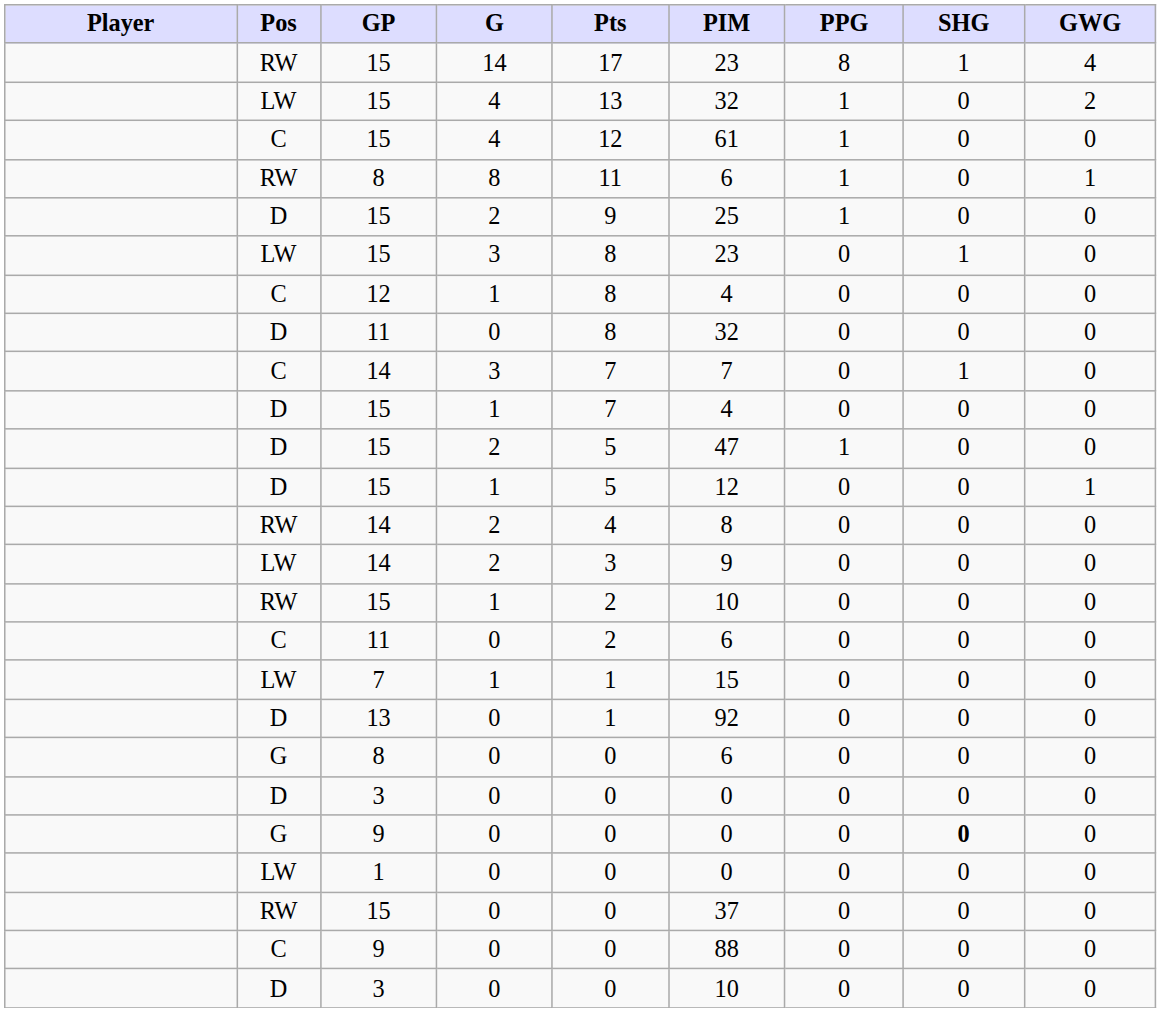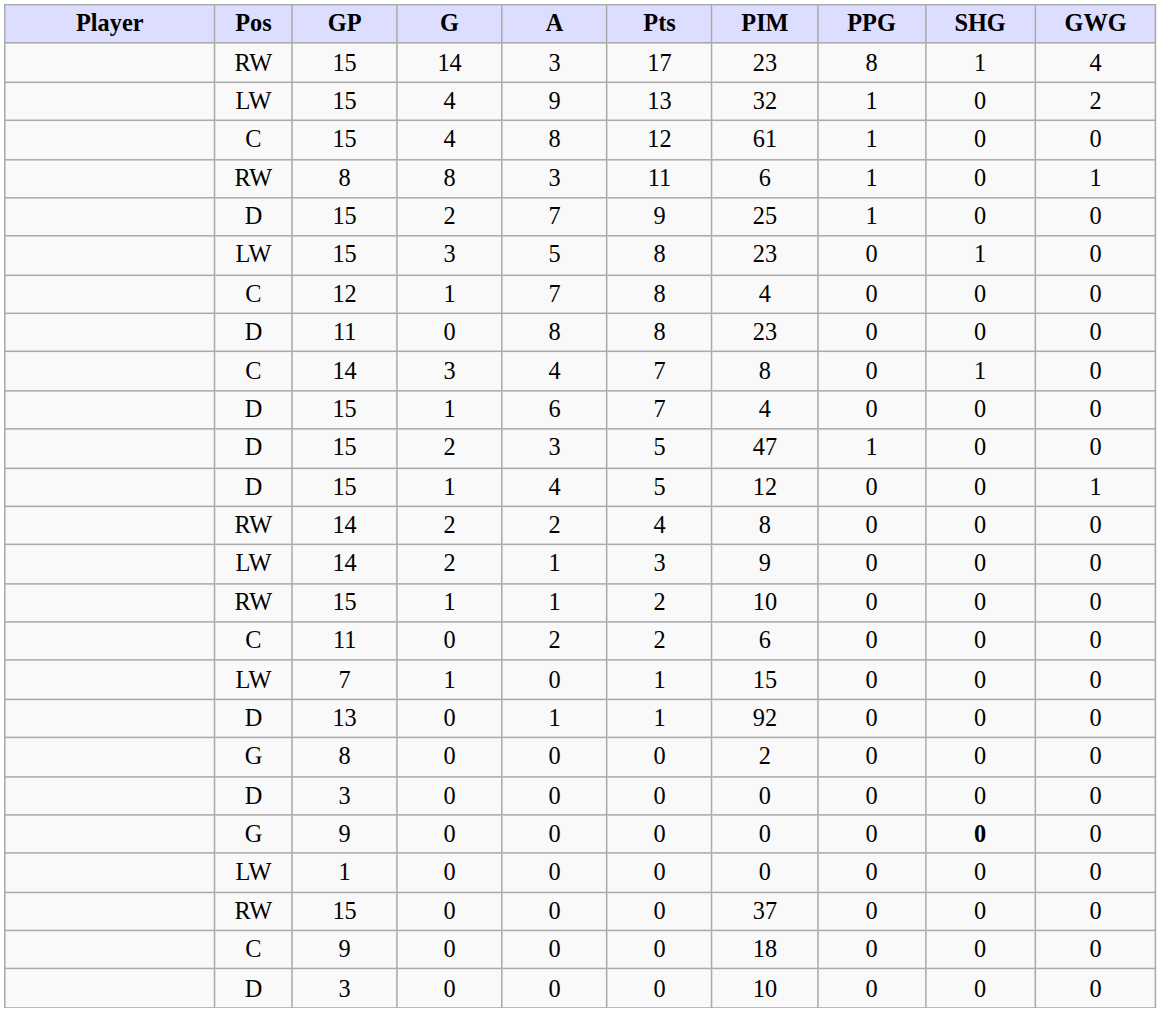+ column: (555, 23)
(727, 332) 32 -> (765, 332) 23
(727, 370) 7 -> (765, 370) 8
(727, 756) 6 -> (765, 756) 2
(727, 949) 88 -> (765, 949) 18
